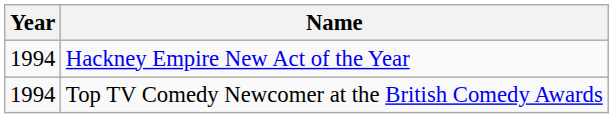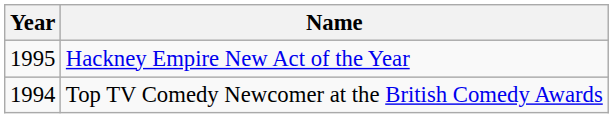(33, 58) 1994 -> (33, 58) 1995
